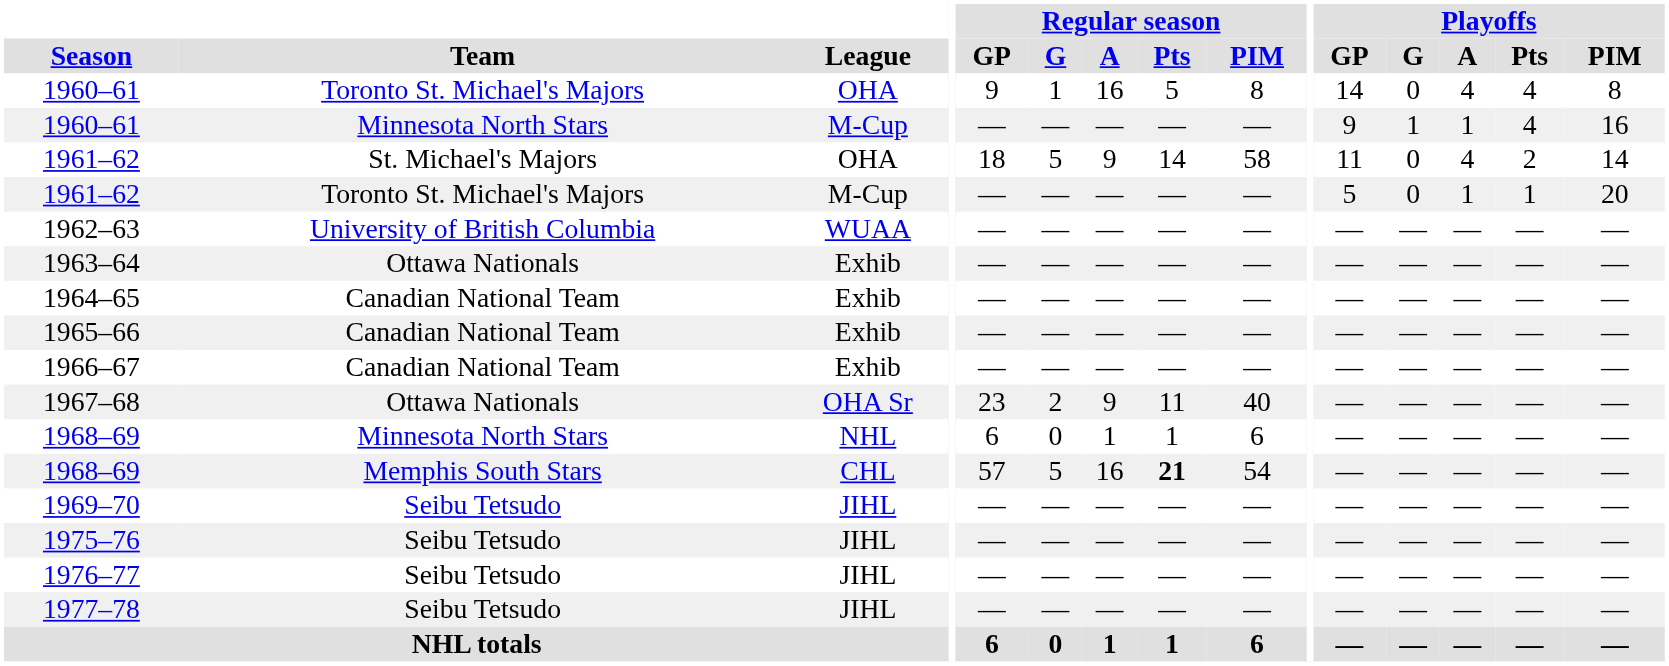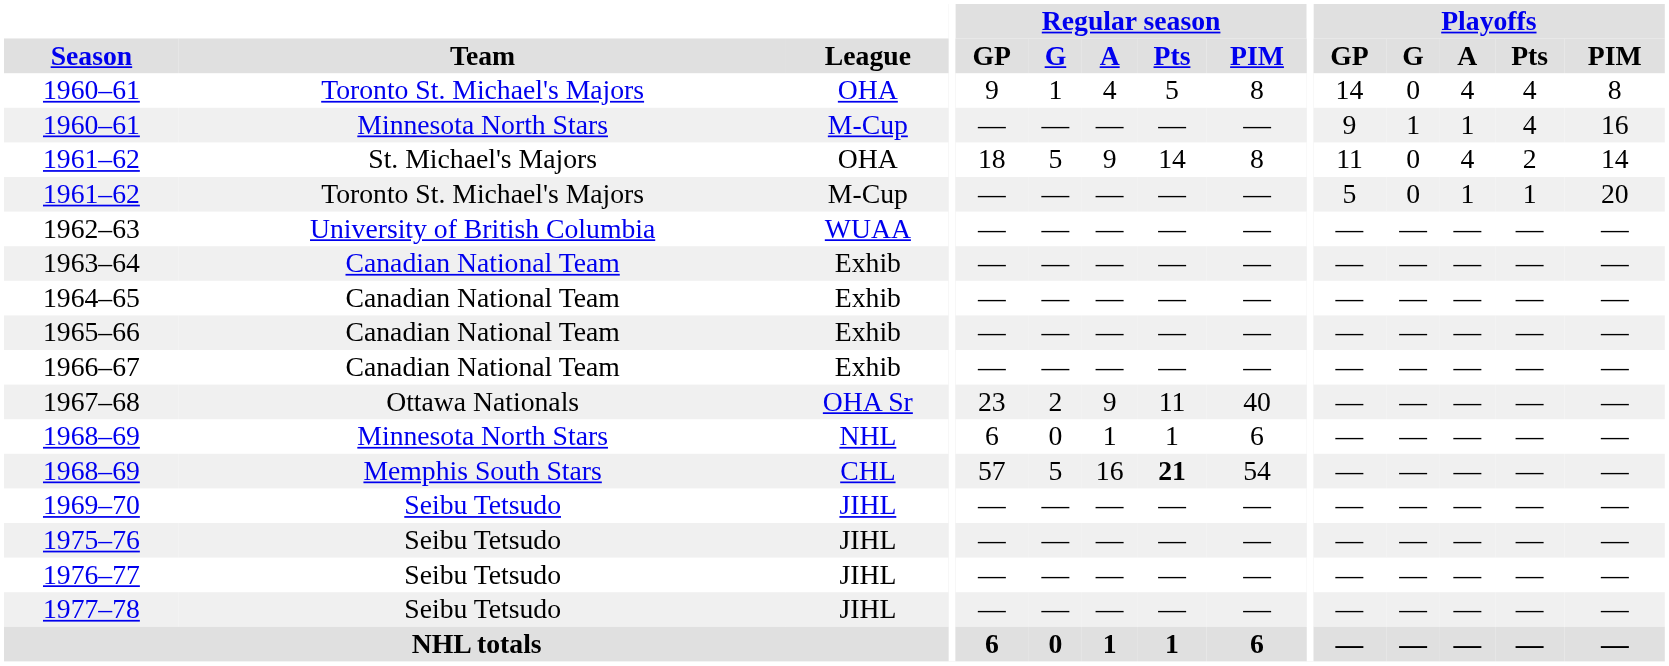(1110, 90) 16 -> (1110, 90) 4
(1257, 159) 58 -> (1257, 159) 8
(483, 263) Ottawa Nationals -> (483, 263) Canadian National Team
